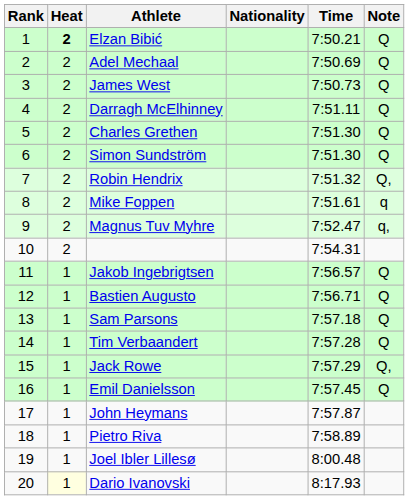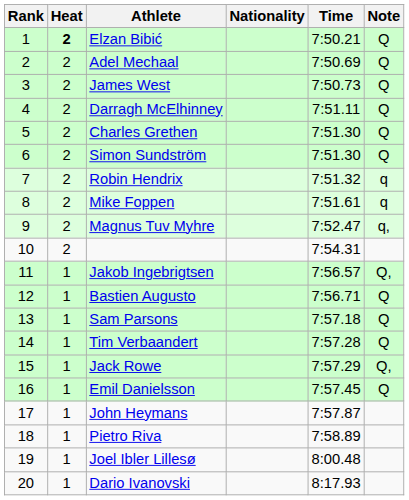(384, 179) Q, -> (384, 179) q
(384, 272) Q -> (384, 272) Q,
(67, 483) lightyellow background -> (67, 483) no background
